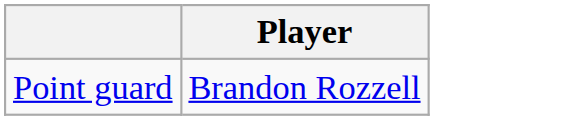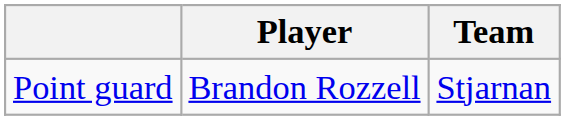+ column: (494, 31)
